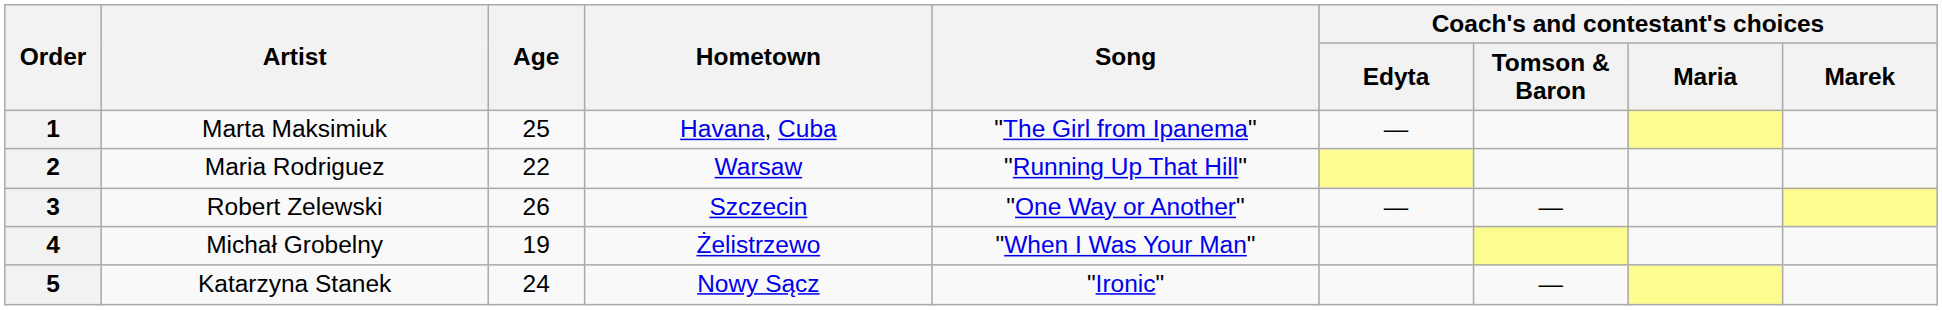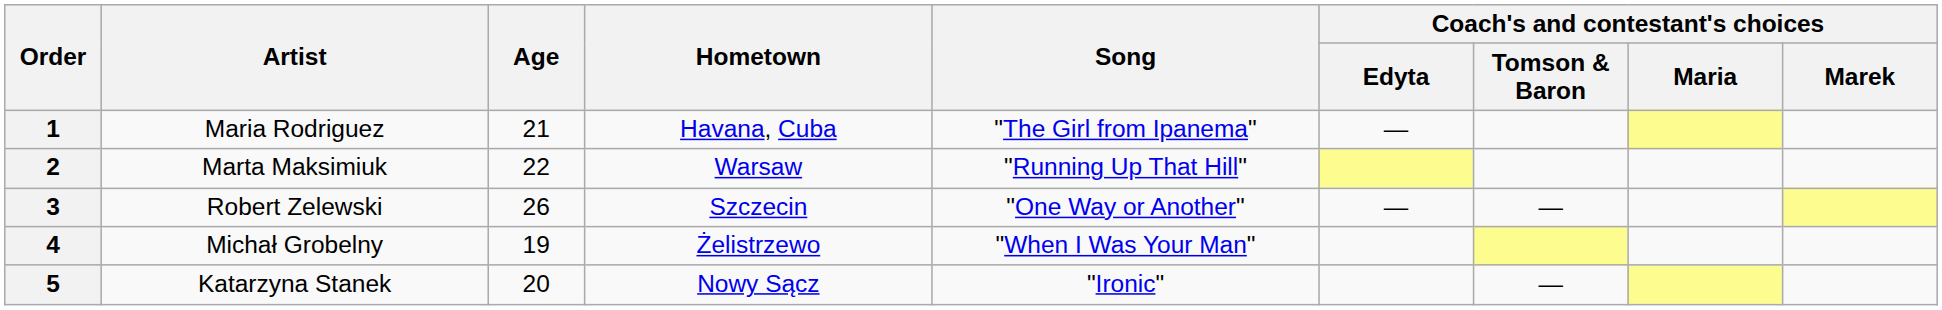(295, 129) Marta Maksimiuk -> (295, 129) Maria Rodriguez
(536, 129) 25 -> (536, 129) 21
(295, 167) Maria Rodriguez -> (295, 167) Marta Maksimiuk
(536, 284) 24 -> (536, 284) 20
